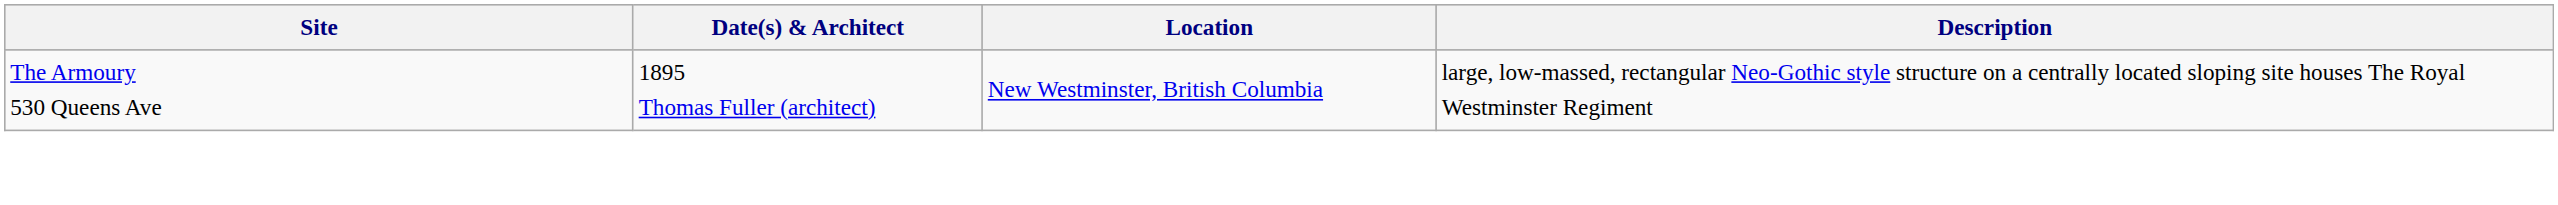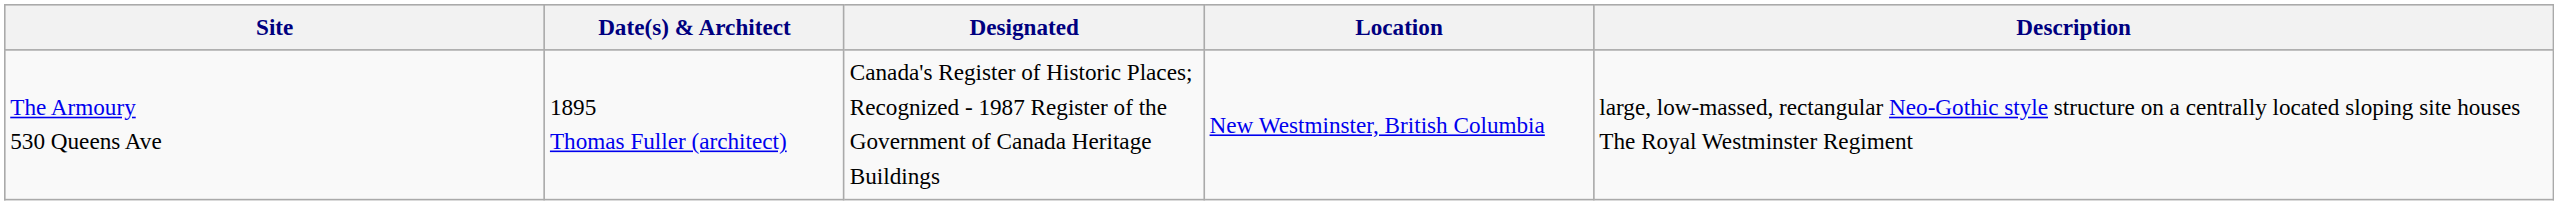+ column: (1024, 27)
